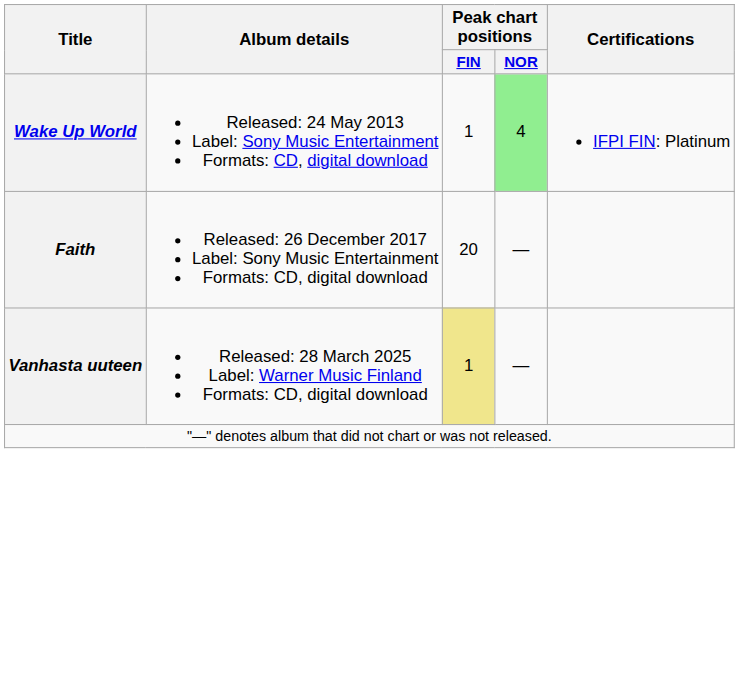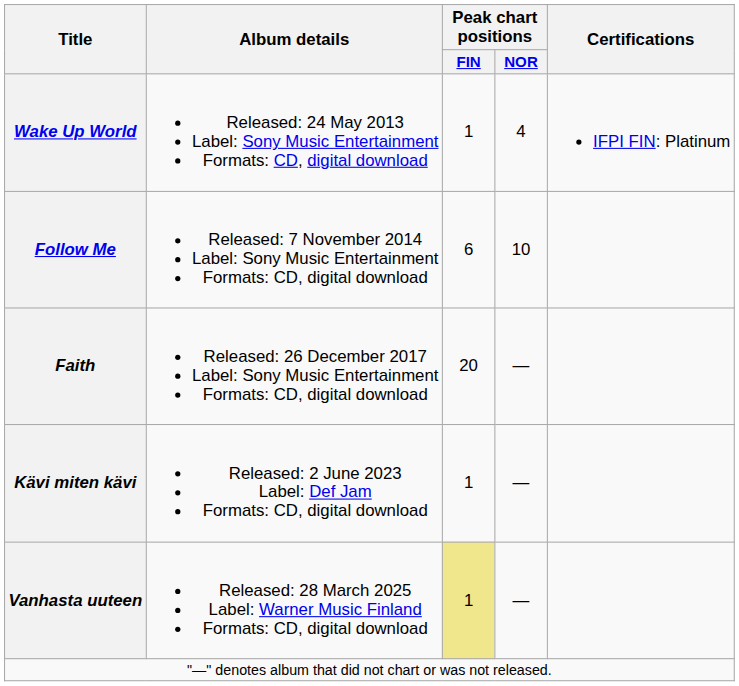(521, 132) lightgreen background -> (521, 132) no background
+ row: (75, 249)
+ row: (75, 483)
